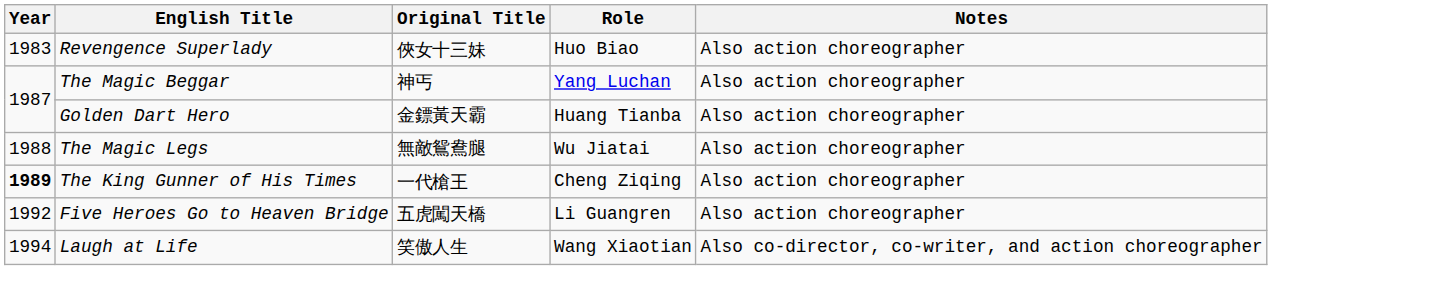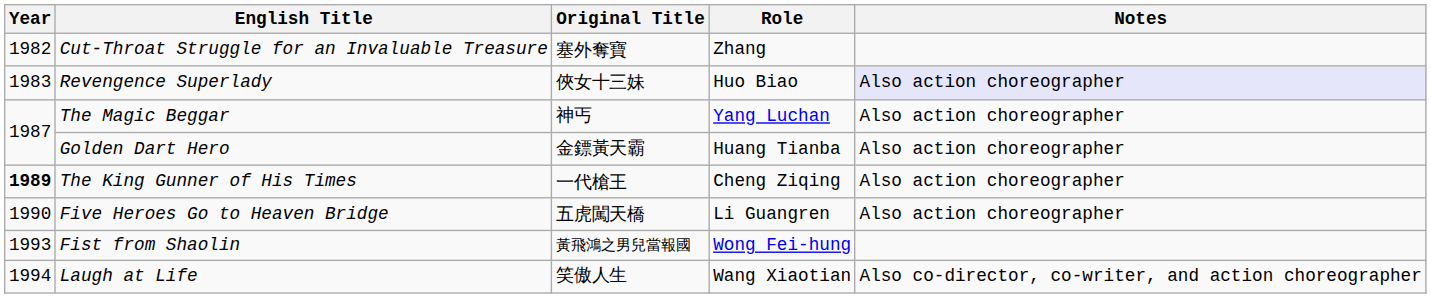+ row: (304, 50)
(833, 50) no background -> (992, 83) lavender background
- row: (134, 149)
(30, 214) 1992 -> (30, 214) 1990
+ row: (150, 245)
